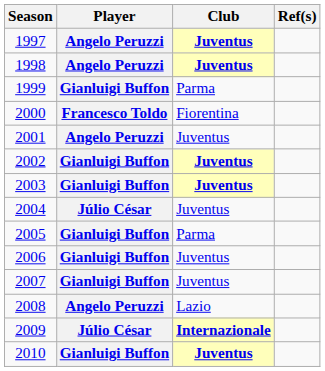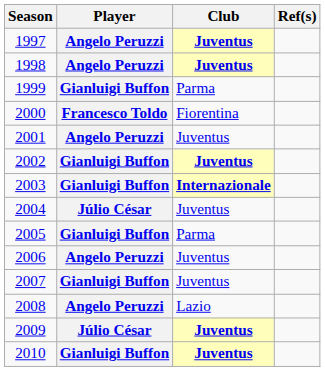(223, 185) Juventus -> (223, 185) Internazionale
(114, 257) Gianluigi Buffon -> (114, 257) Angelo Peruzzi
(223, 329) Internazionale -> (223, 329) Juventus
